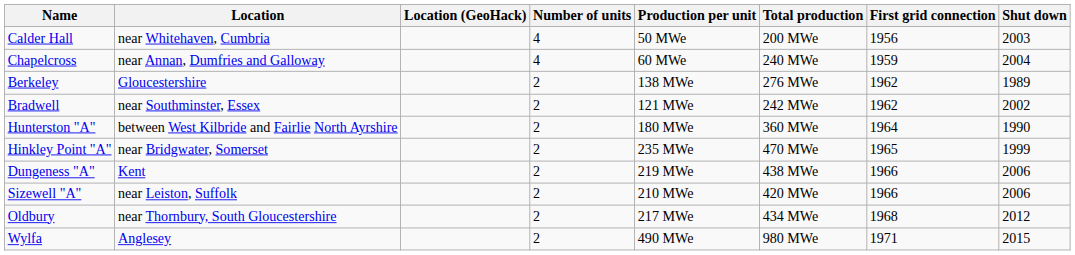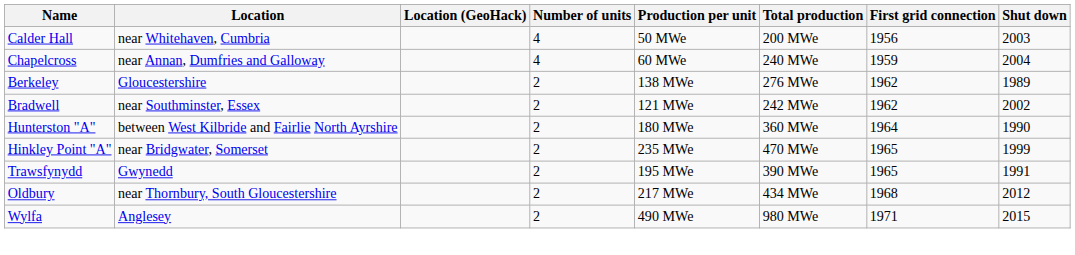+ row: (45, 171)
- row: (51, 171)
- row: (45, 194)
